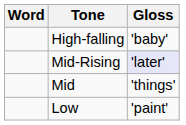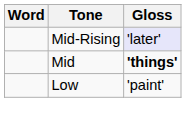- row: (88, 39)
(153, 85) normal -> (152, 62) bold
